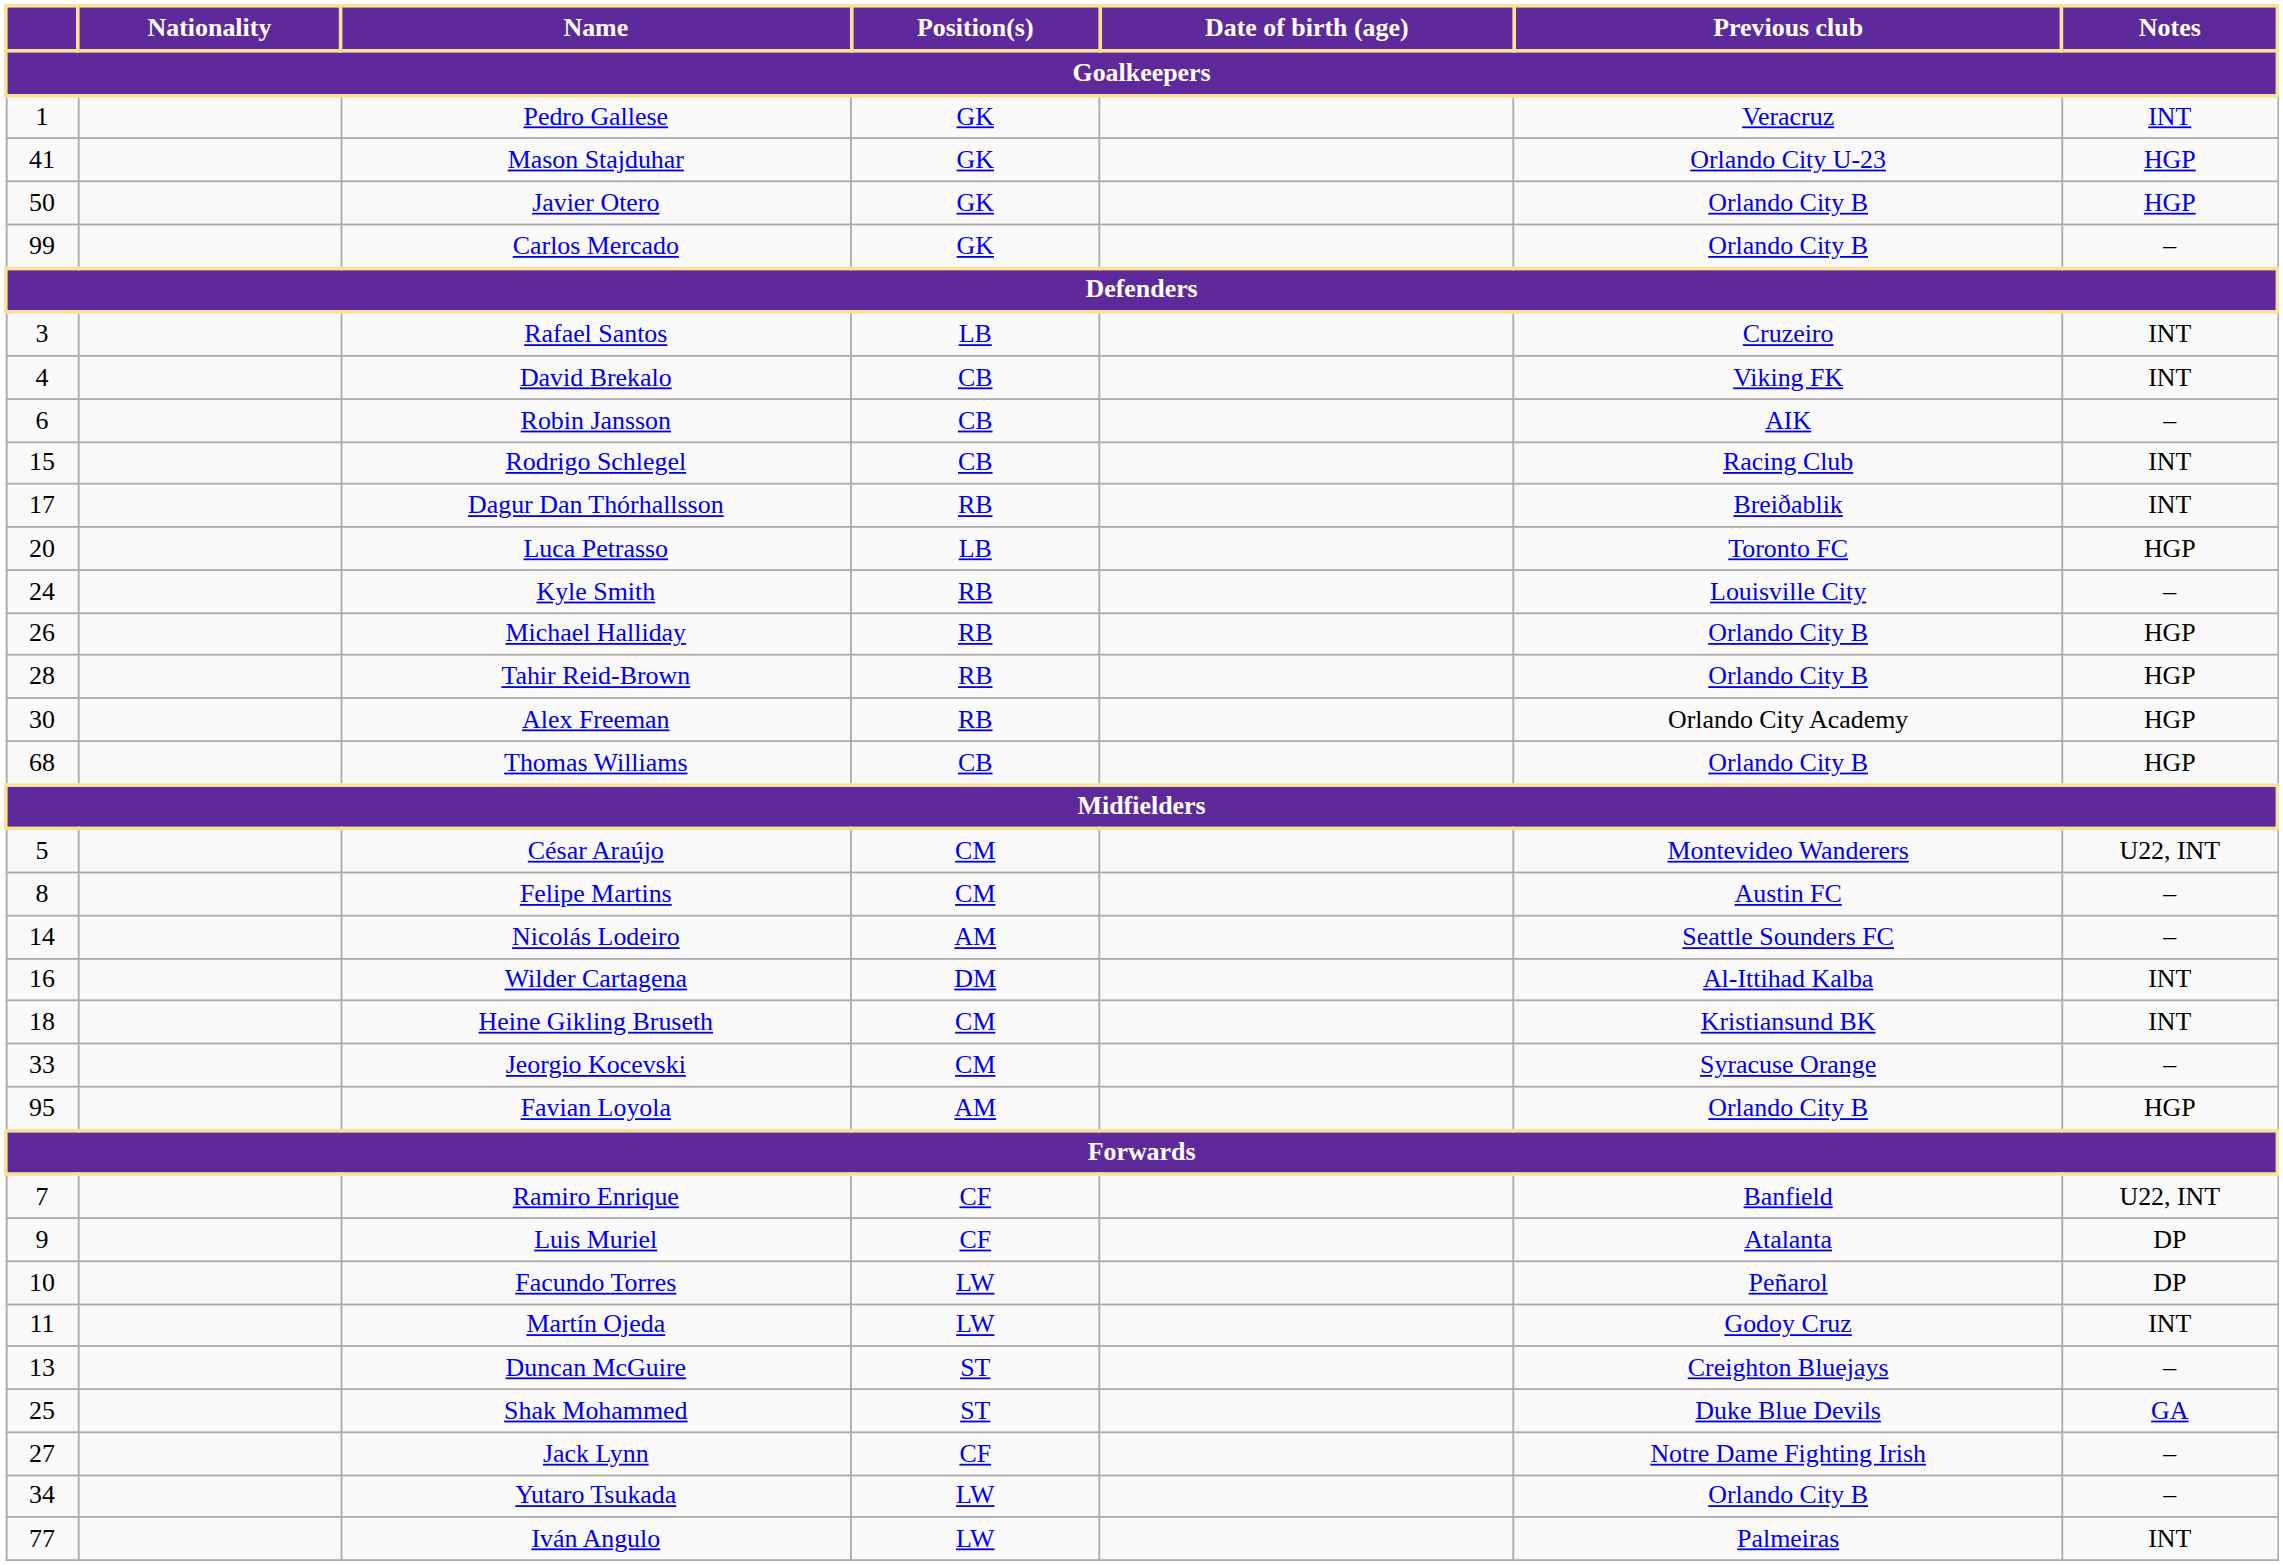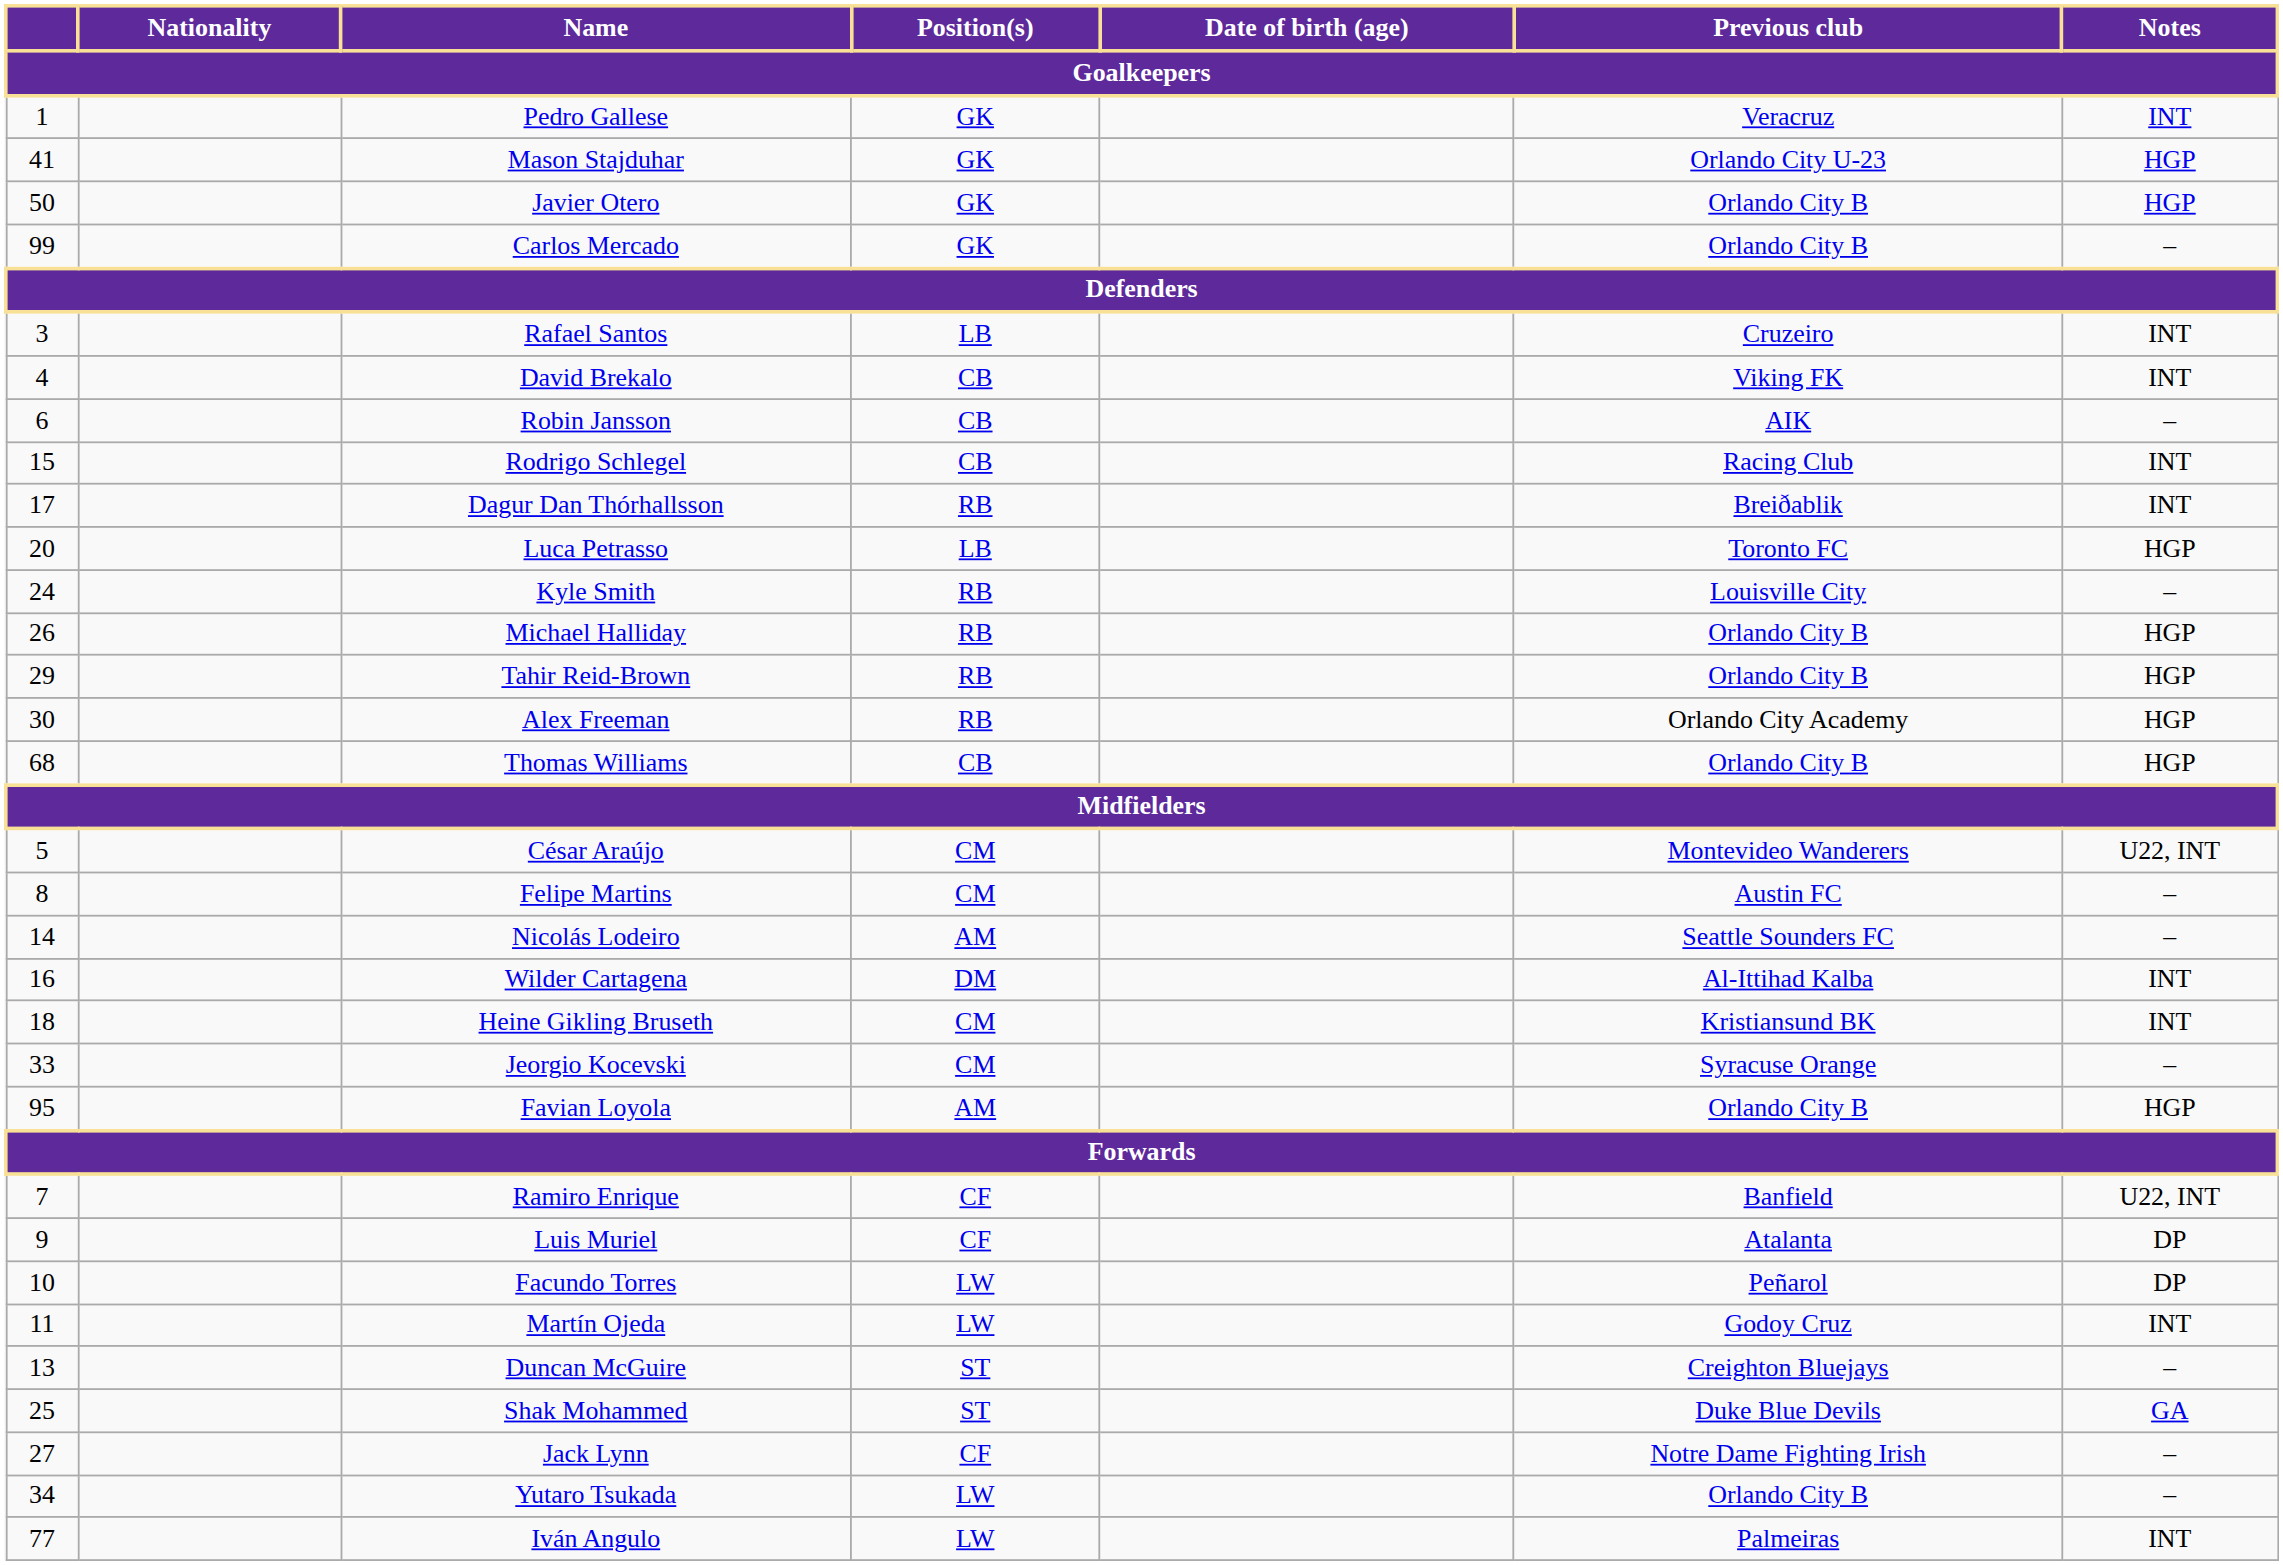(42, 676) 28 -> (42, 676) 29
